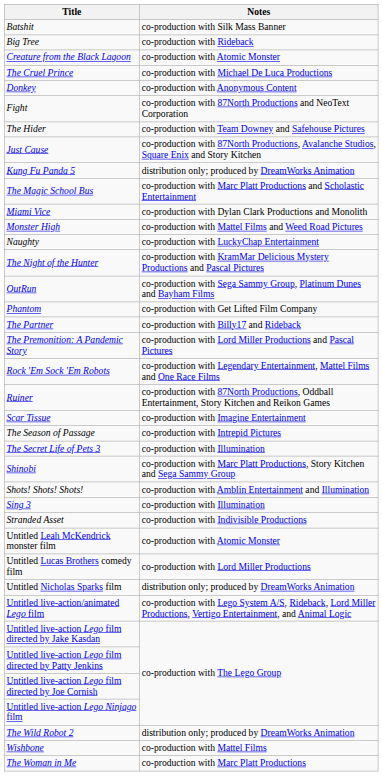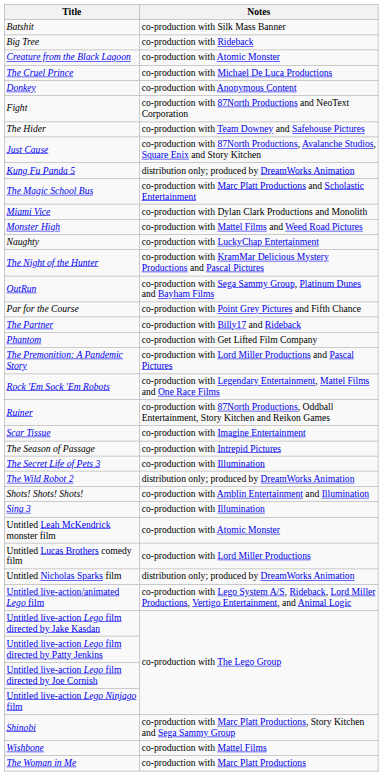+ row: (43, 309)
rows swapped: (30, 324) <-> (24, 309)
rows swapped: (21, 469) <-> (40, 733)
- row: (35, 520)
